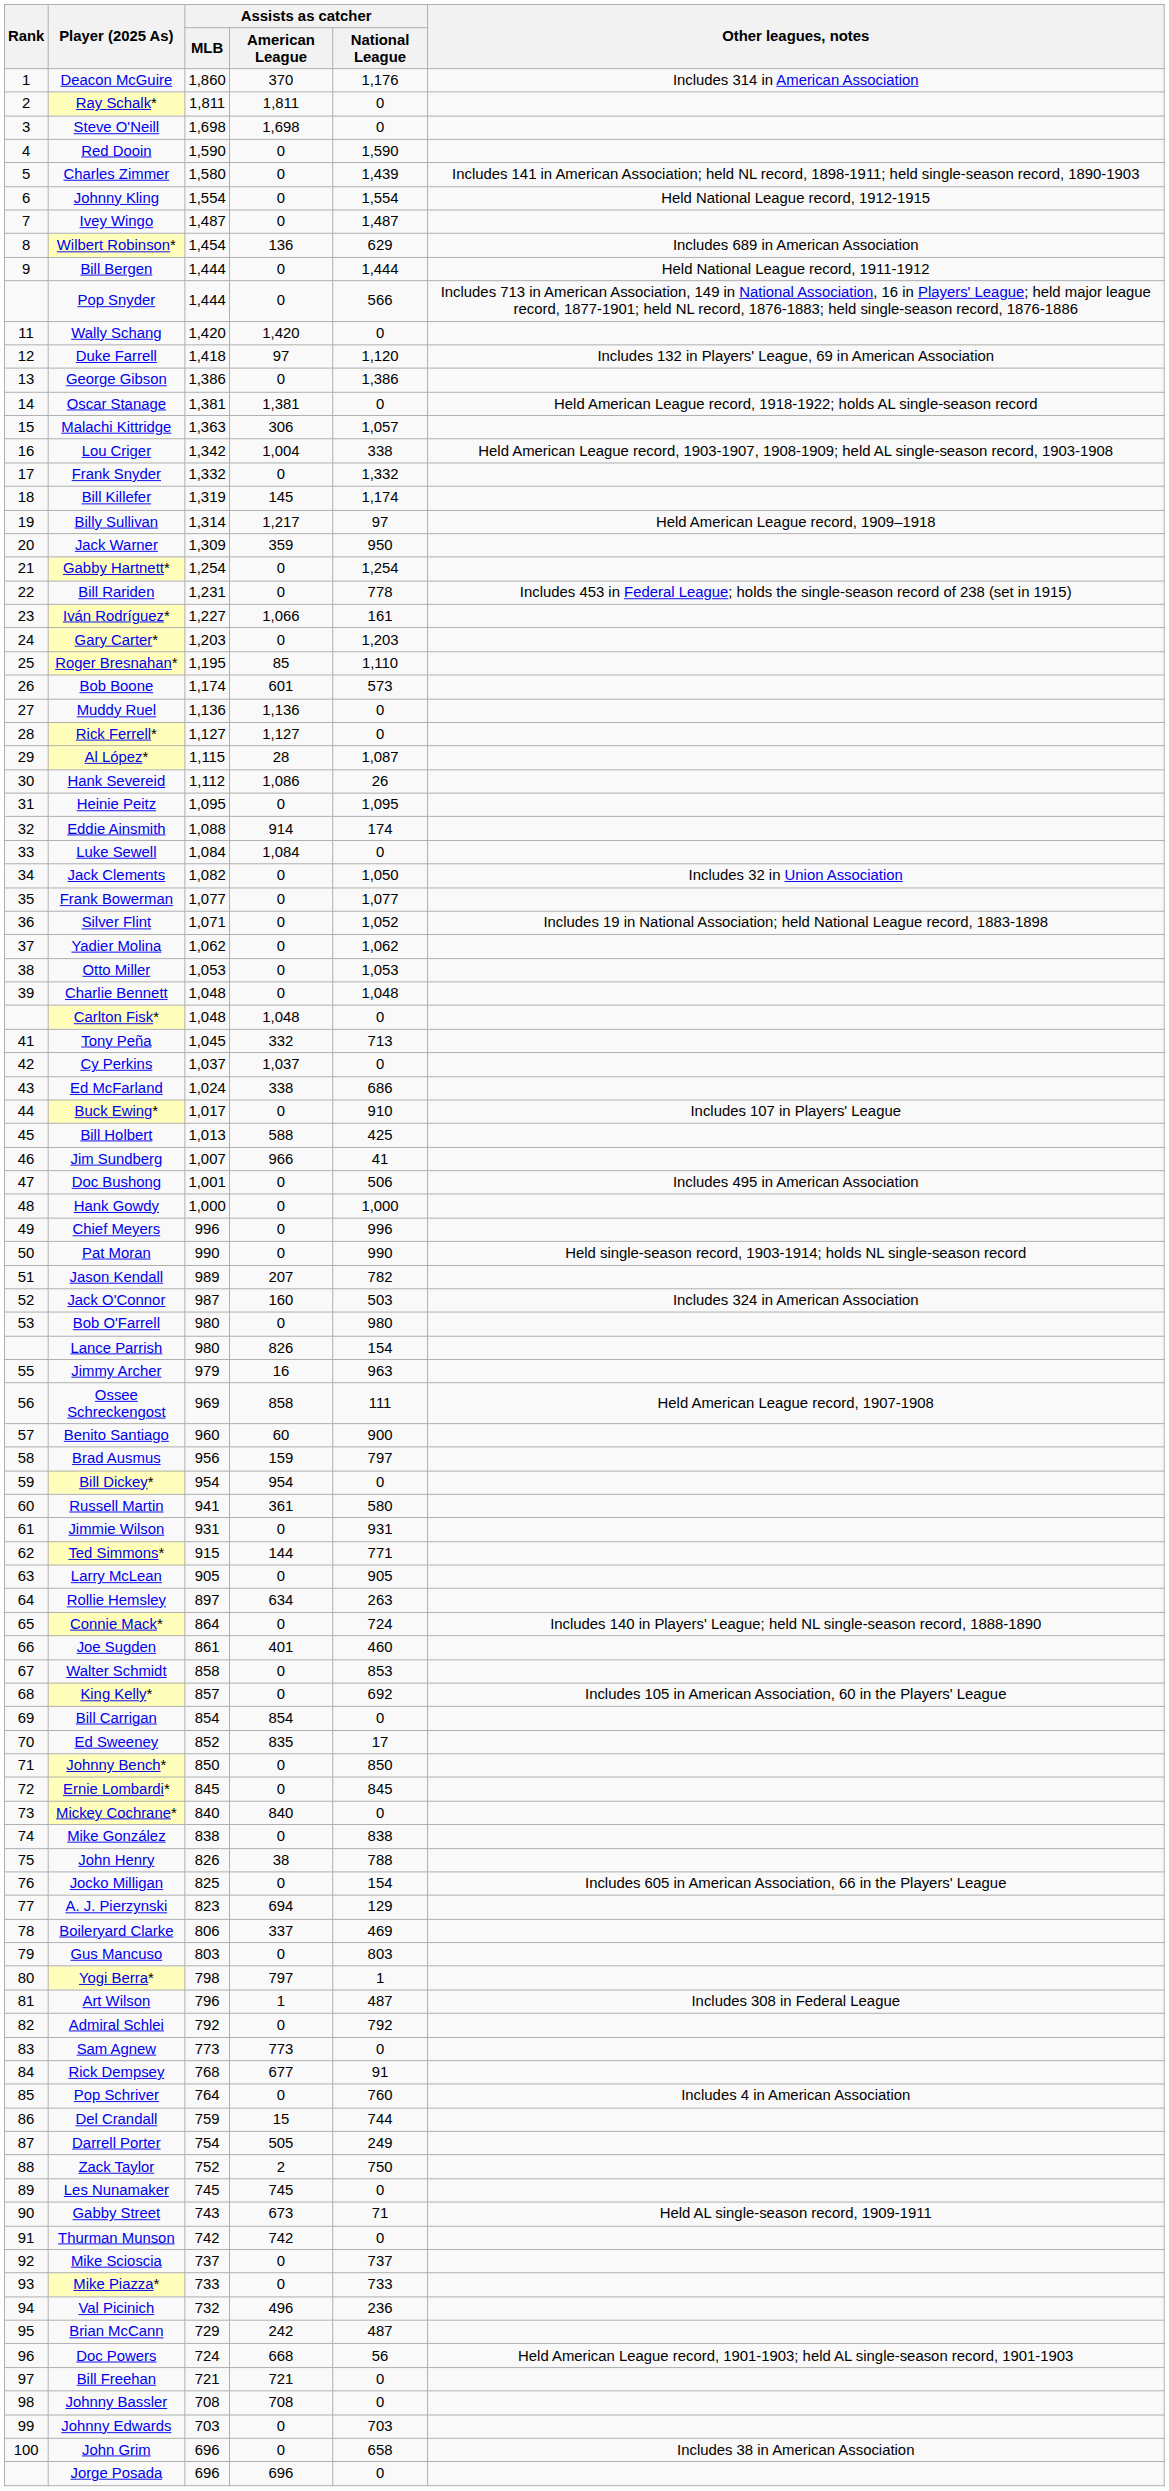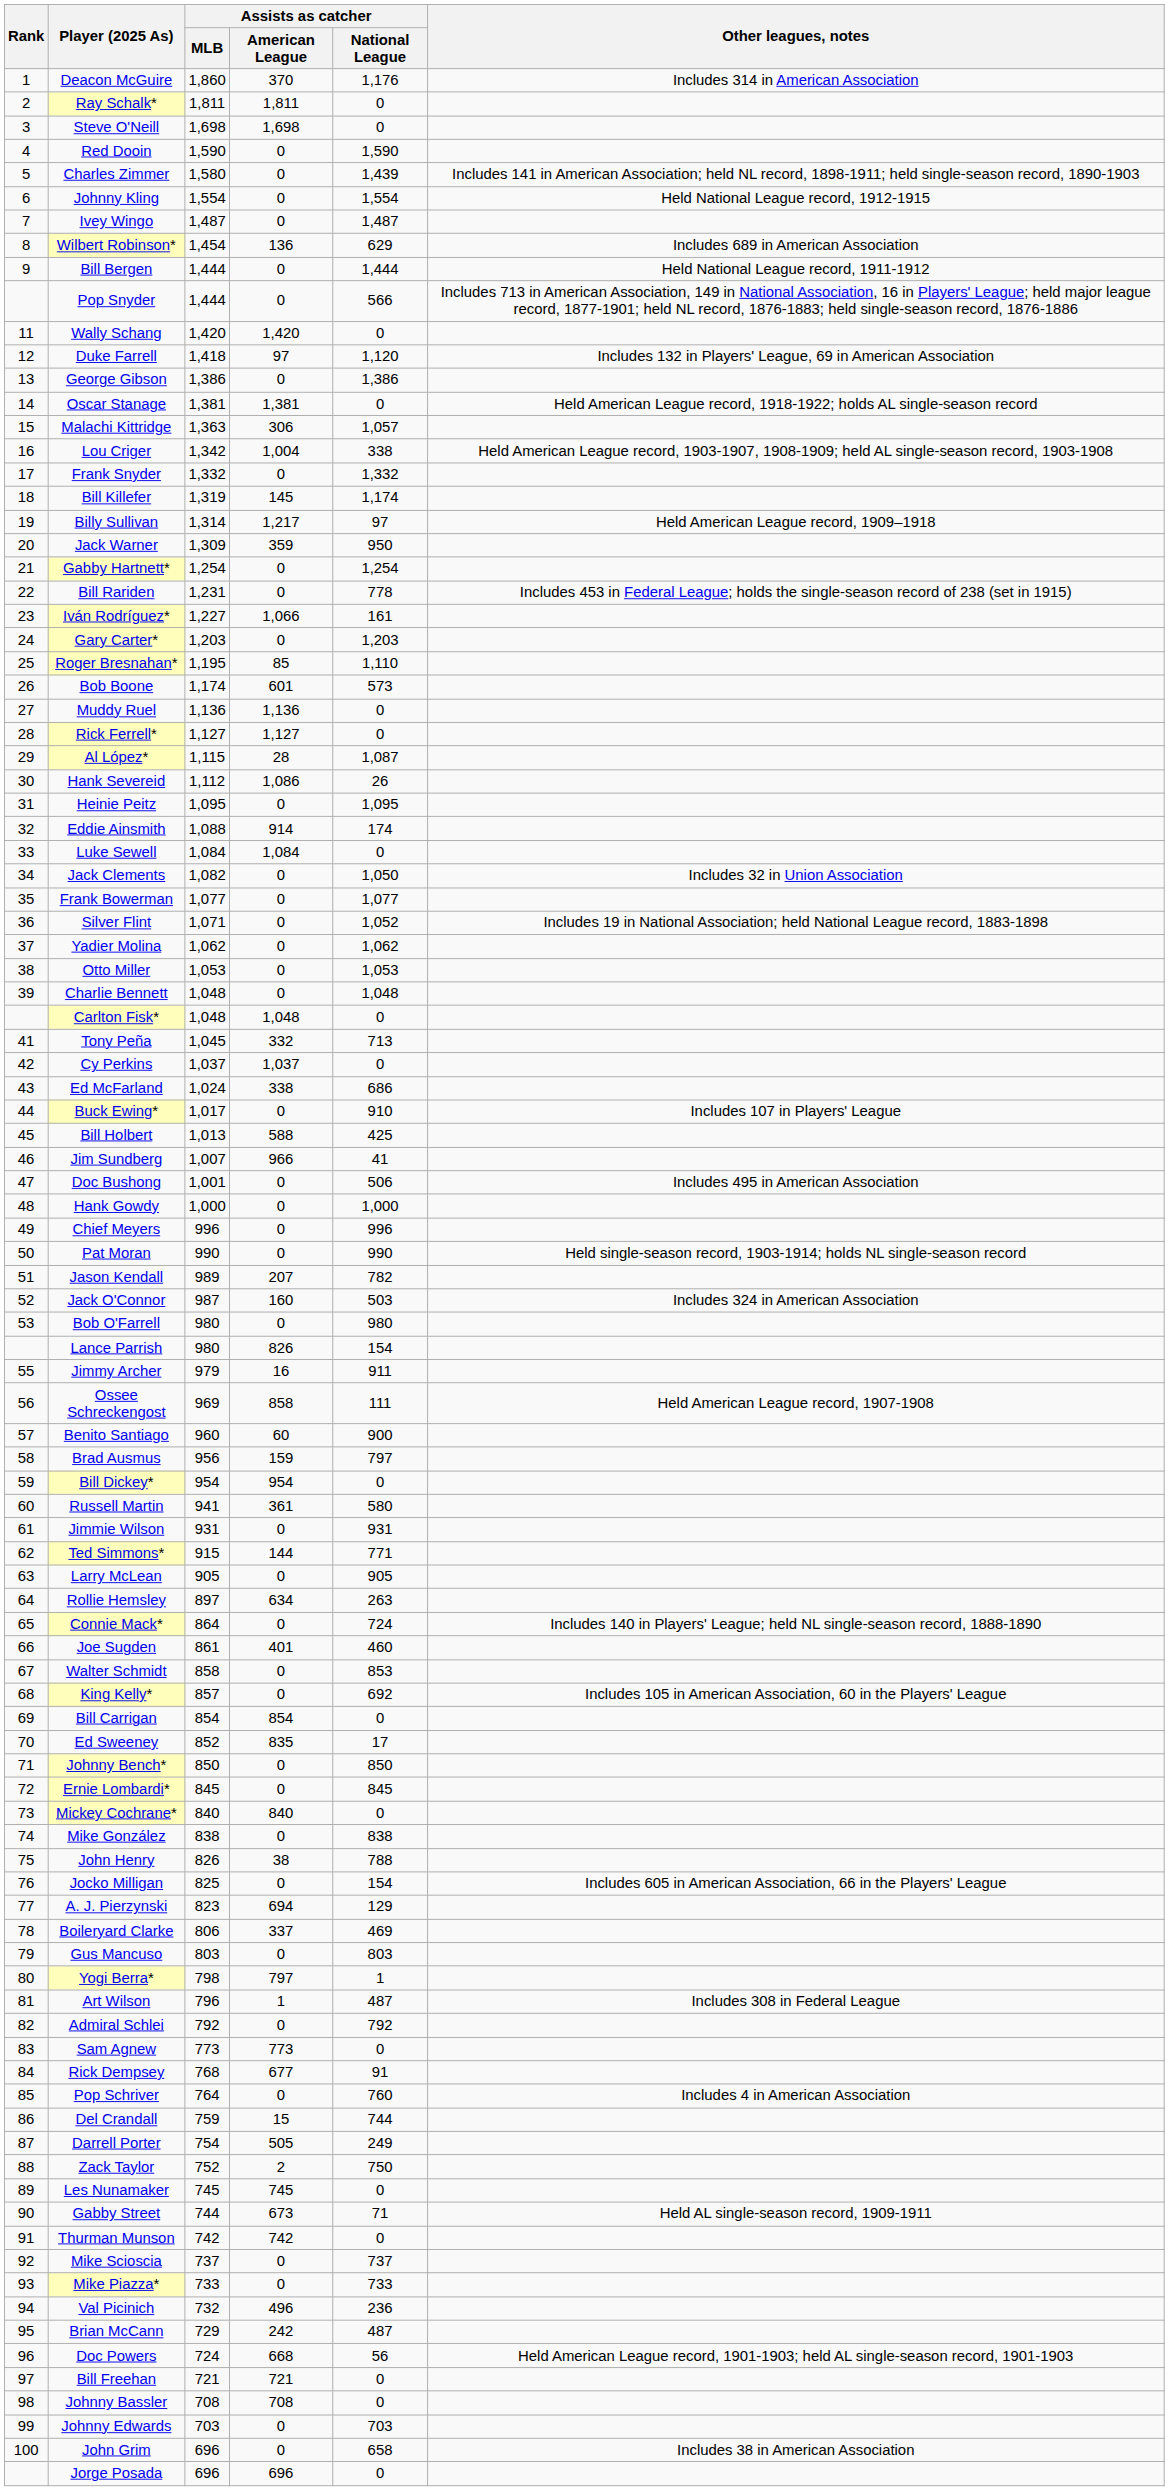(380, 1371) 963 -> (380, 1371) 911
(207, 2214) 743 -> (207, 2214) 744
